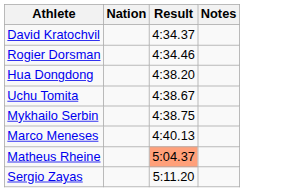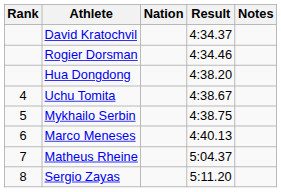+ column: (23, 14)
(174, 156) lightsalmon background -> (211, 156) no background
